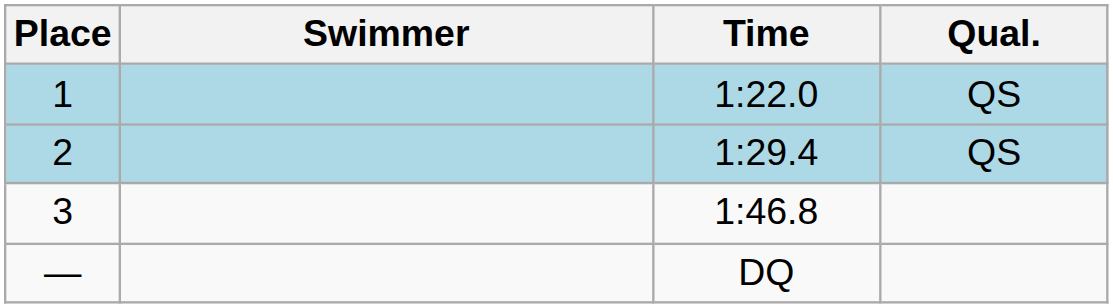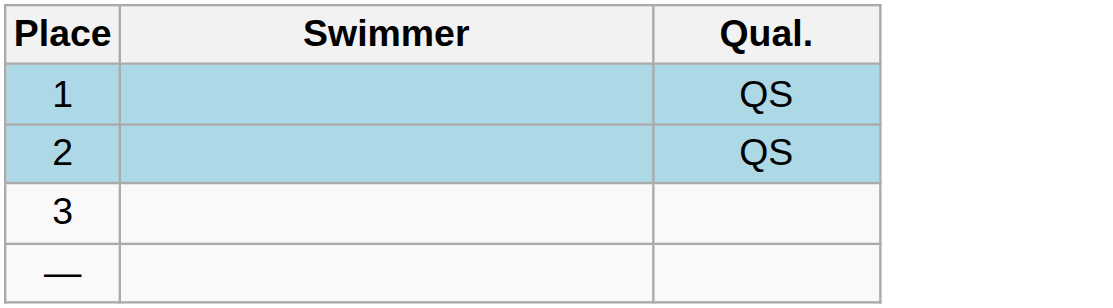- column: (766, 34)
